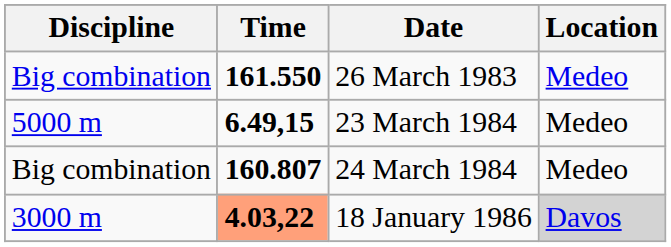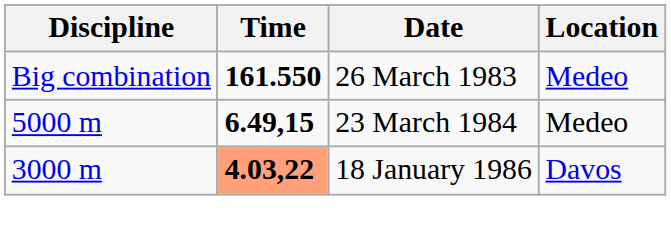- row: (426, 169)
(584, 216) lightgrey background -> (584, 169) no background
